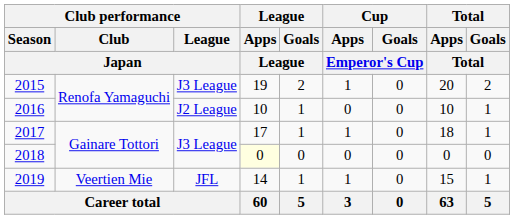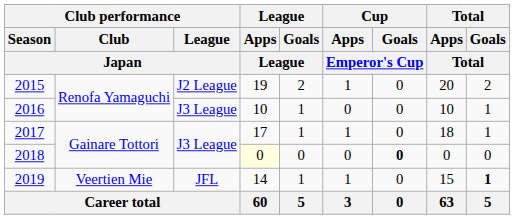(207, 86) J3 League -> (207, 86) J2 League
(207, 109) J2 League -> (207, 109) J3 League
(400, 156) normal -> (400, 156) bold
(488, 179) normal -> (488, 179) bold
